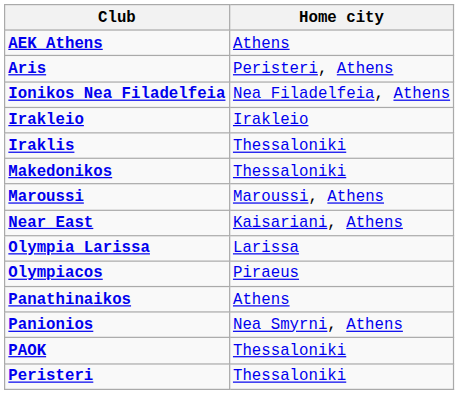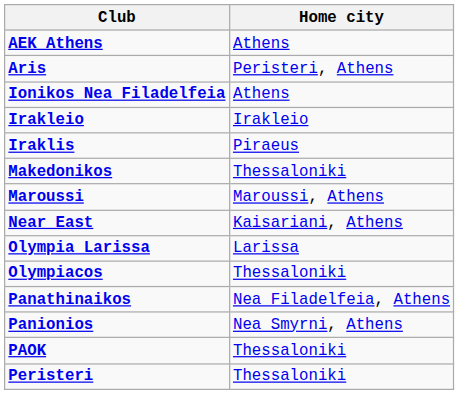(342, 94) Nea Filadelfeia, Athens -> (261, 94) Athens
(290, 146) Thessaloniki -> (266, 146) Piraeus
(266, 274) Piraeus -> (290, 274) Thessaloniki
(261, 299) Athens -> (342, 299) Nea Filadelfeia, Athens
